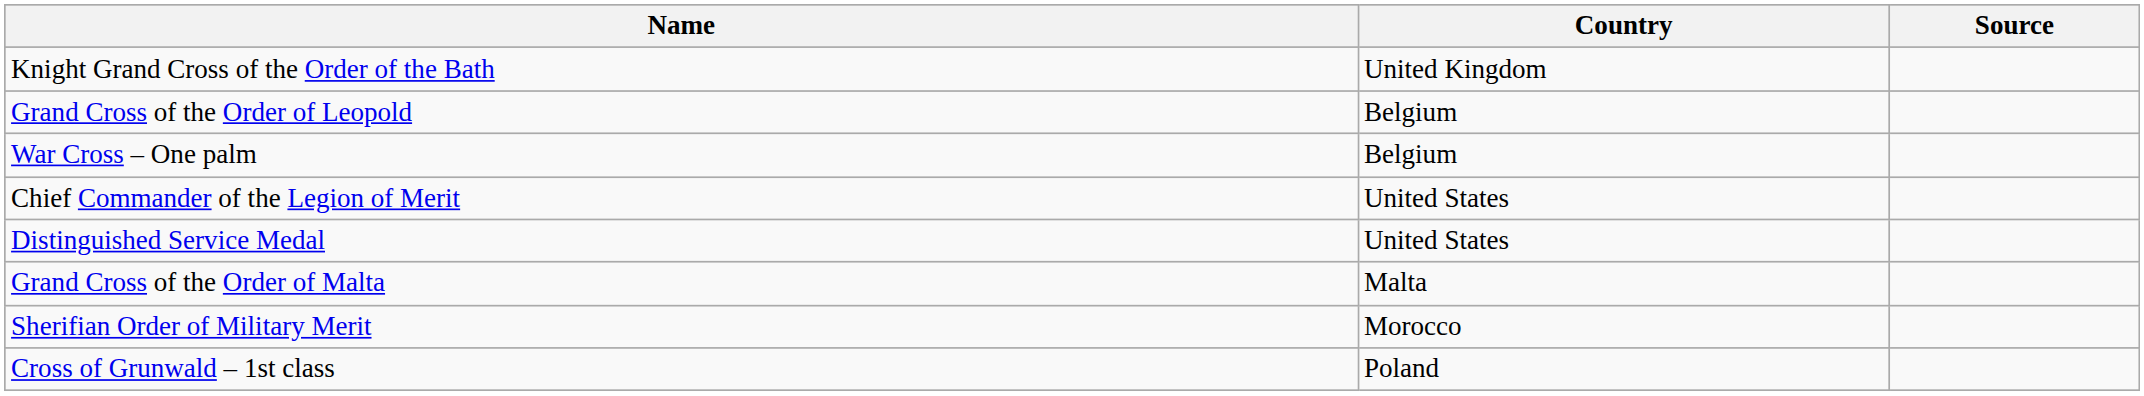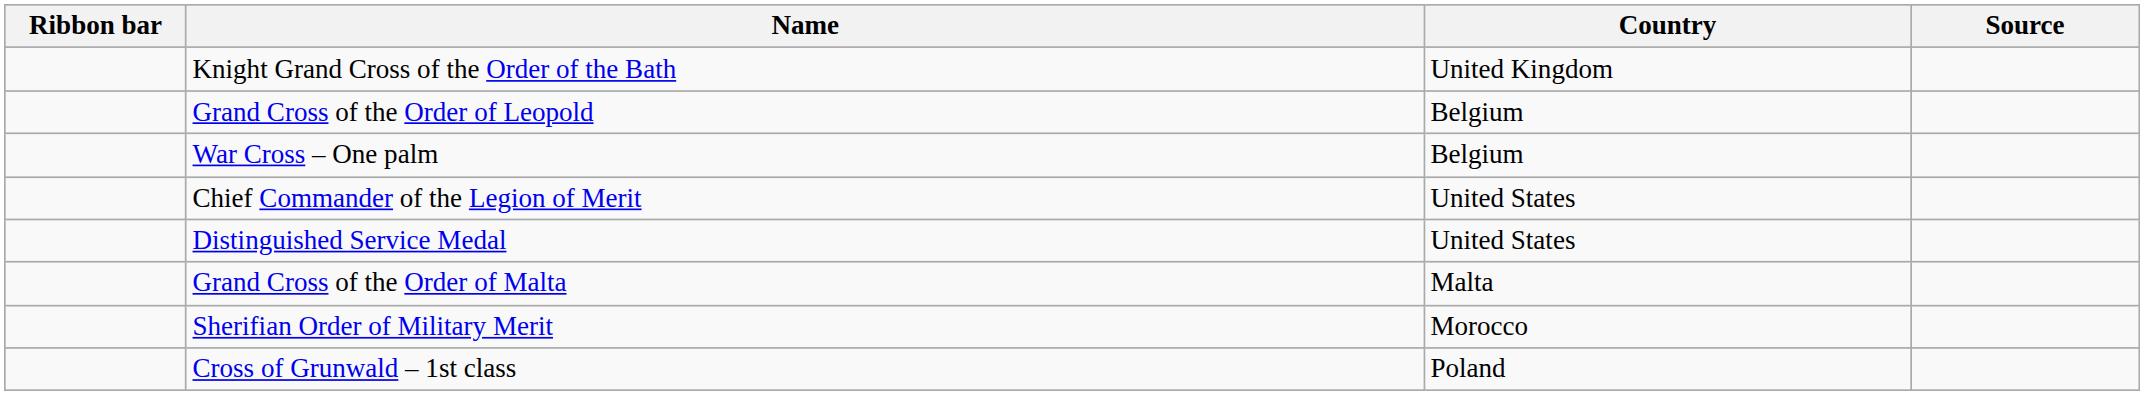+ column: (96, 25)
